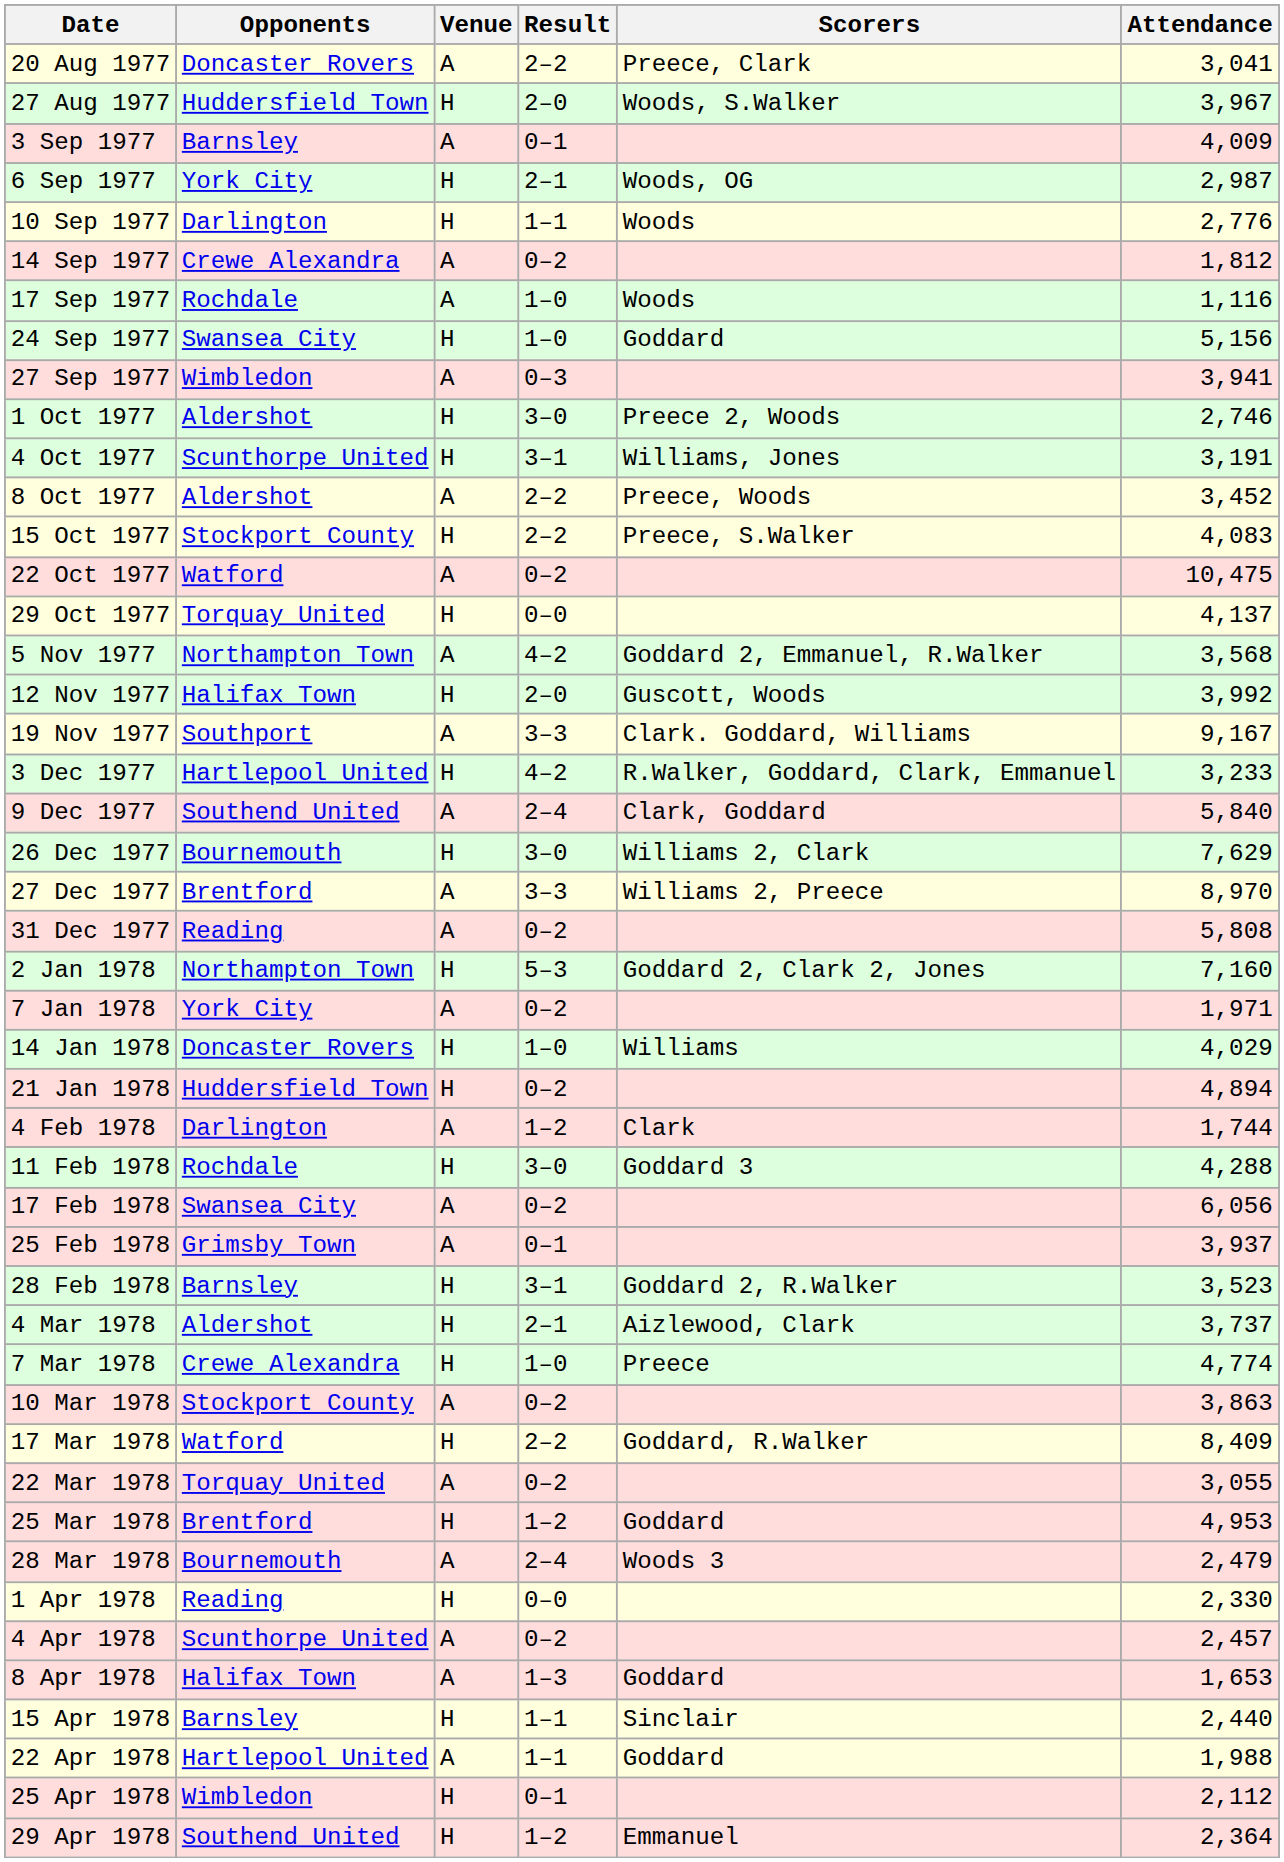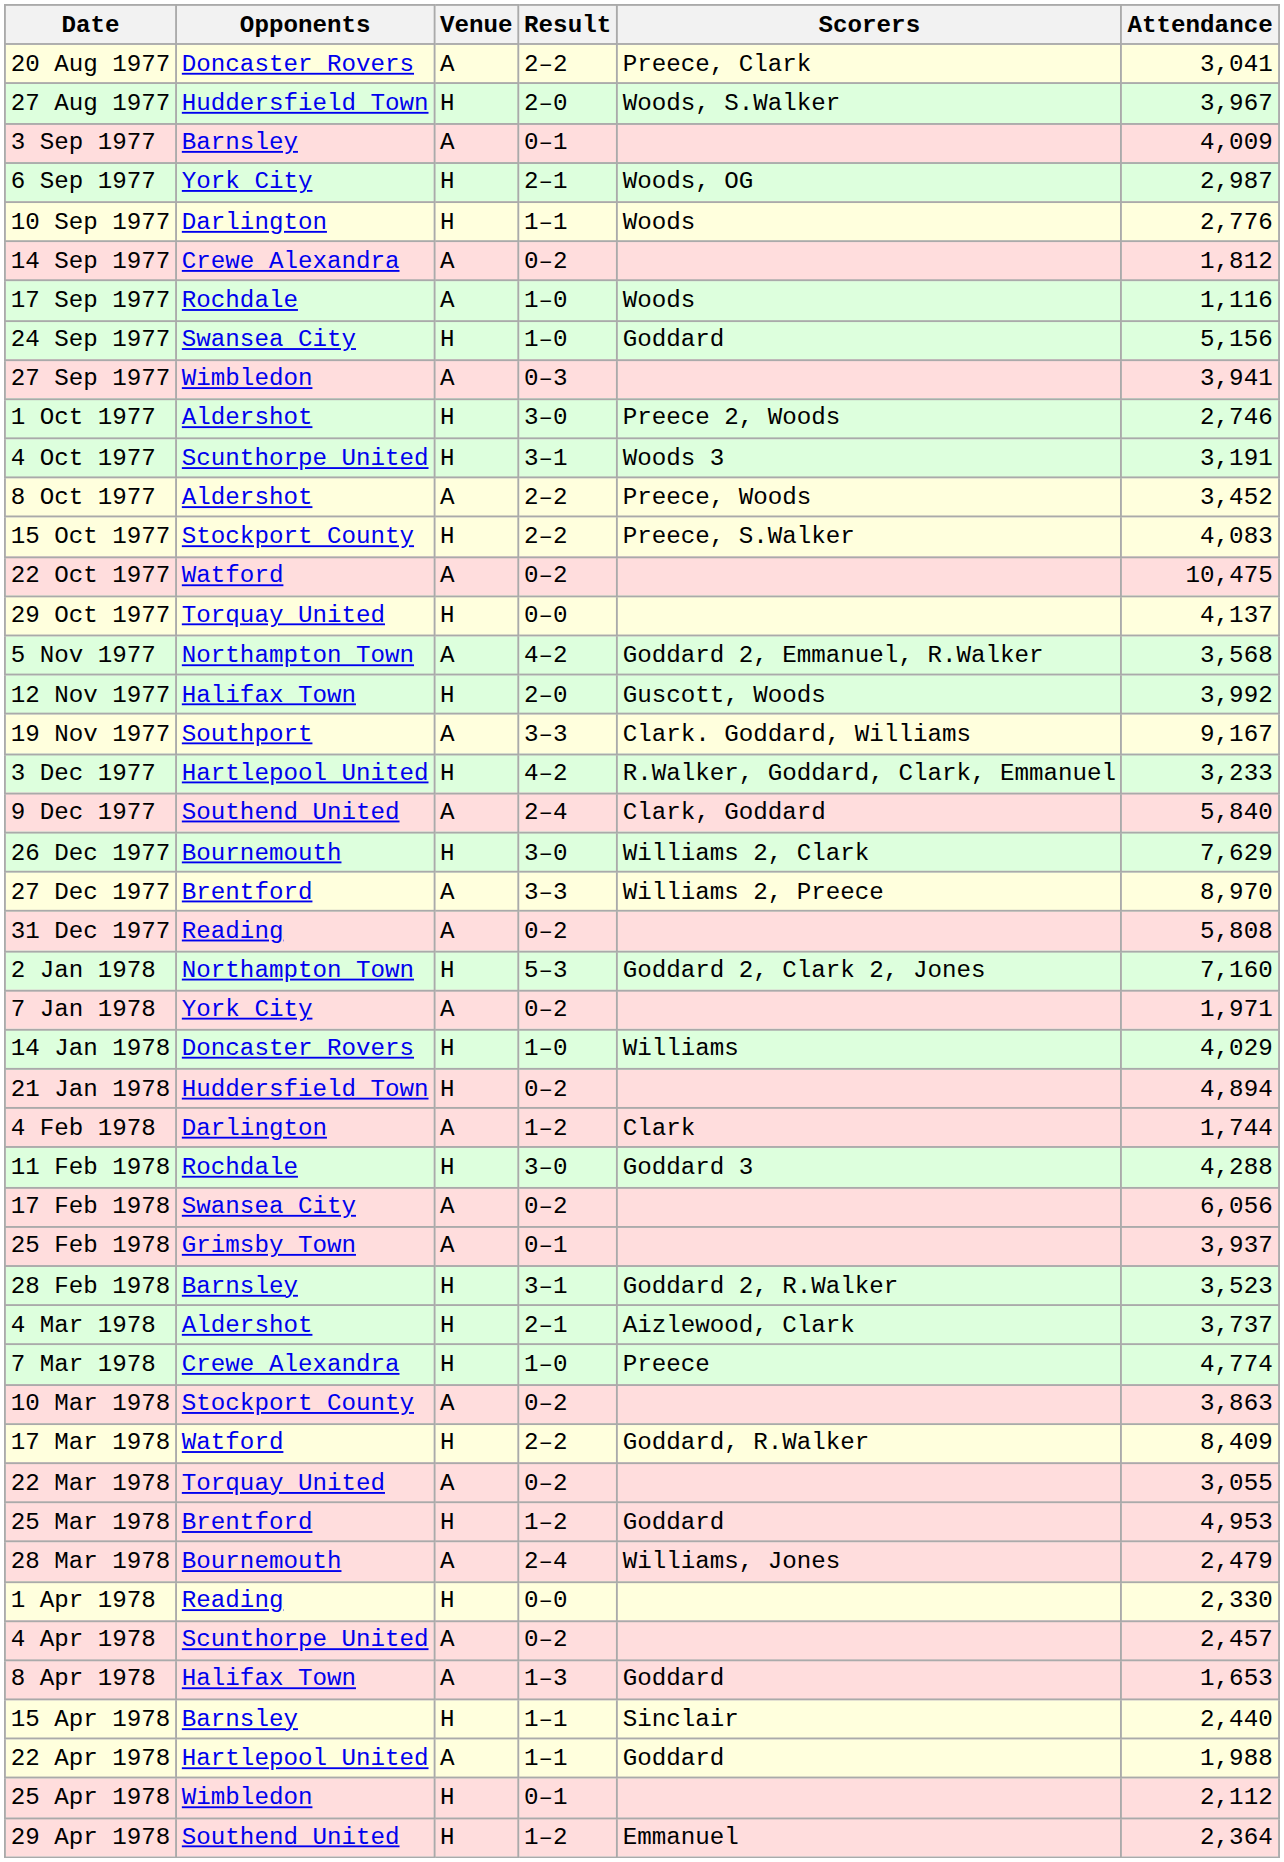(732, 458) Williams, Jones -> (673, 458) Woods 3
(673, 1562) Woods 3 -> (732, 1562) Williams, Jones
